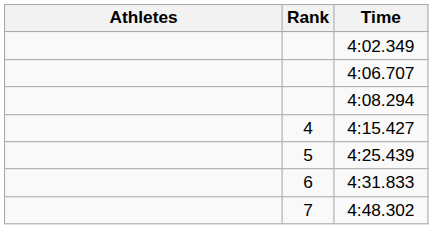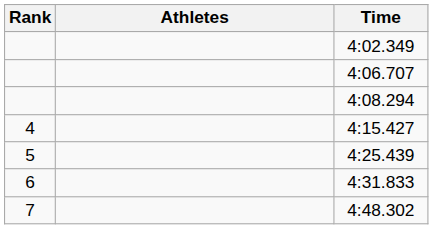columns swapped: (308, 18) <-> (144, 18)
